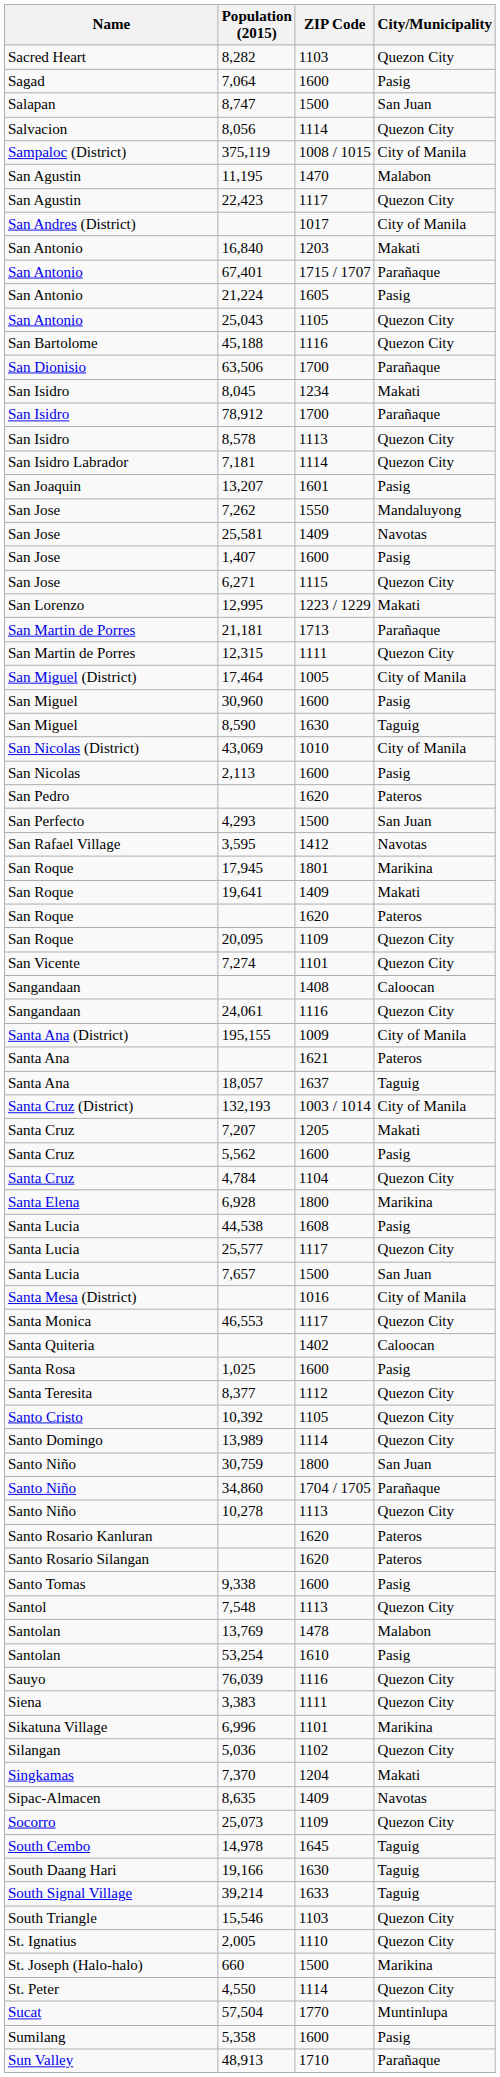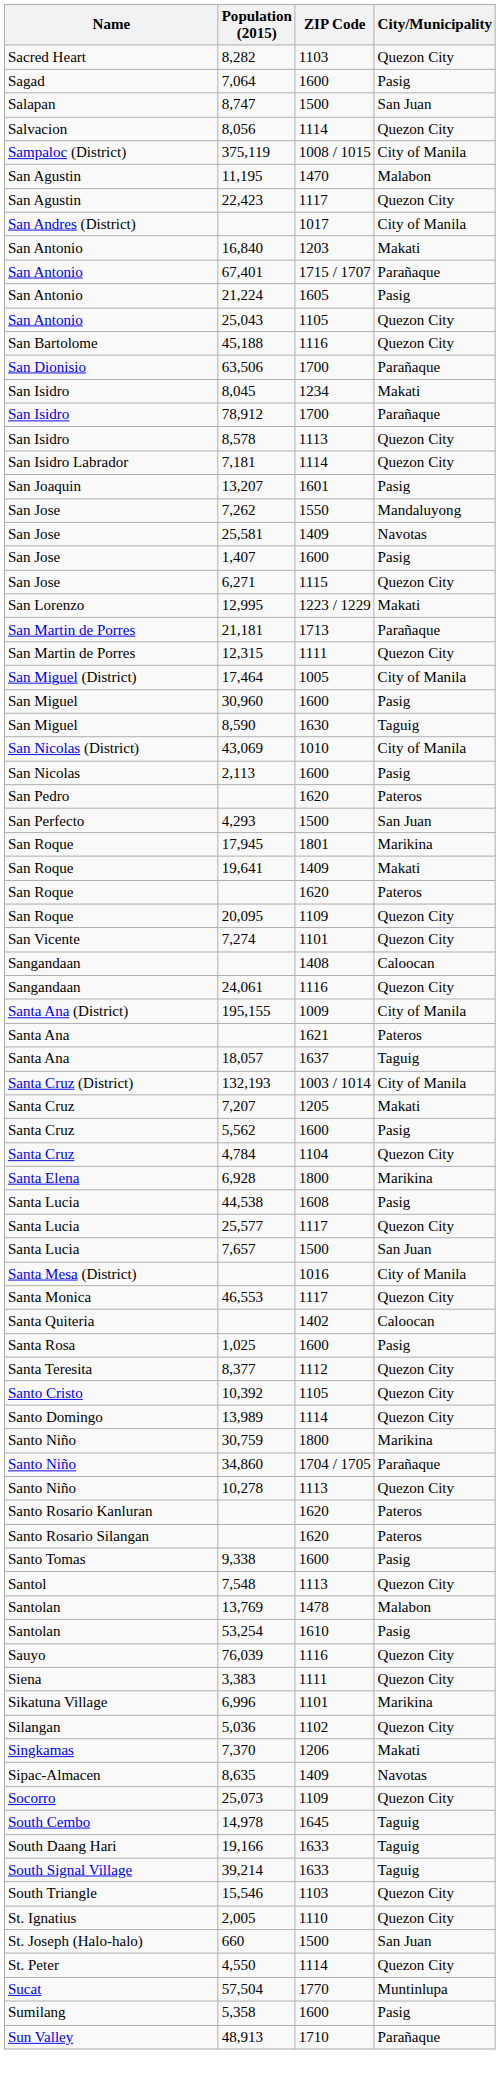- row: (64, 844)
(405, 1464) San Juan -> (405, 1440) Marikina
(314, 1774) 1204 -> (314, 1750) 1206
(314, 1869) 1630 -> (314, 1846) 1633
(405, 1965) Marikina -> (405, 1941) San Juan
